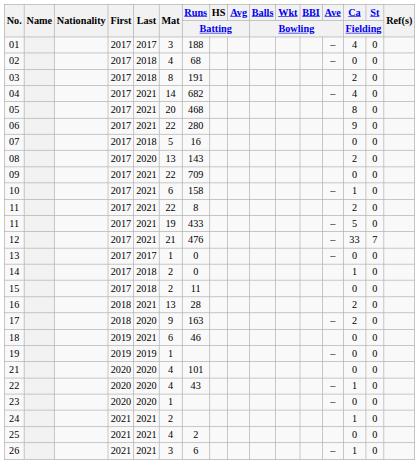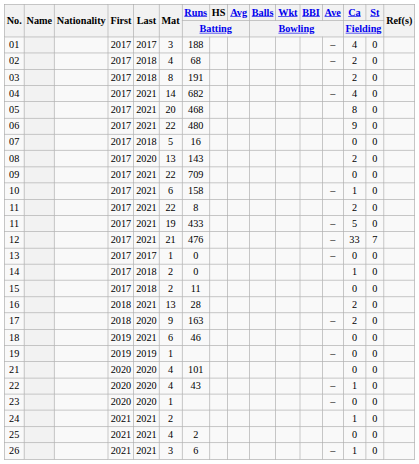(354, 61) 0 -> (354, 61) 2
(196, 126) 280 -> (196, 126) 480
